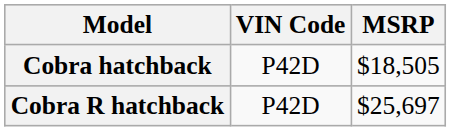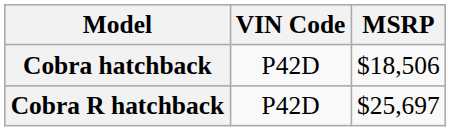(398, 65) $18,505 -> (398, 65) $18,506
